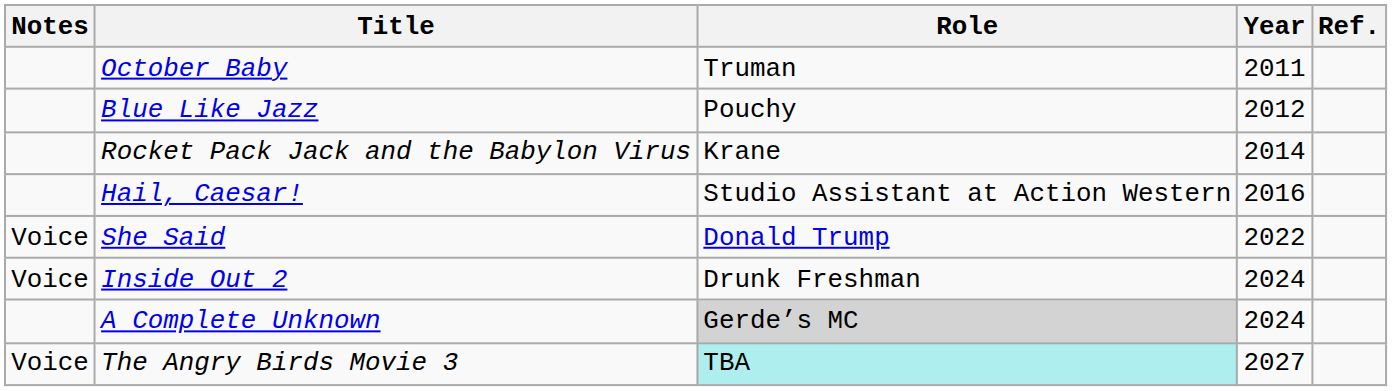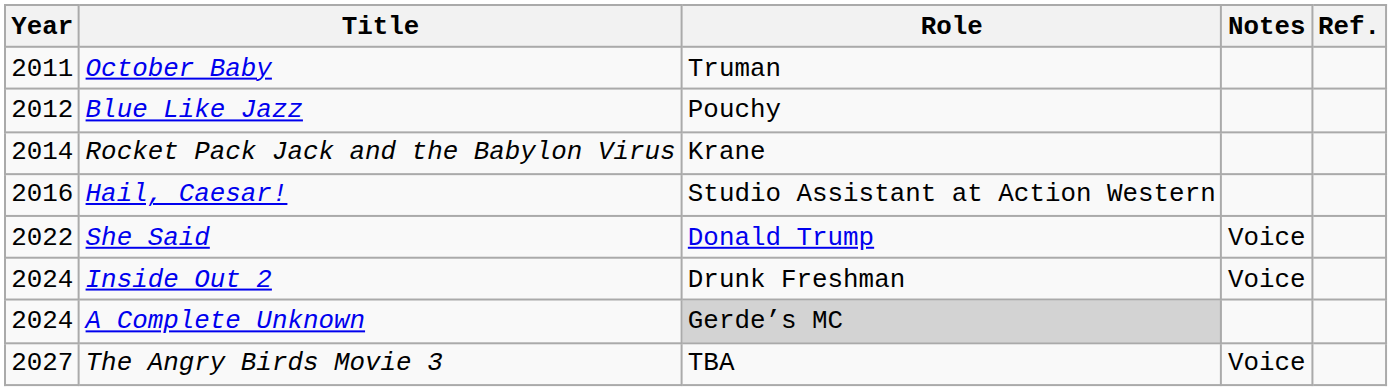columns swapped: (1275, 26) <-> (50, 26)
(727, 363) paleturquoise background -> (711, 363) no background
